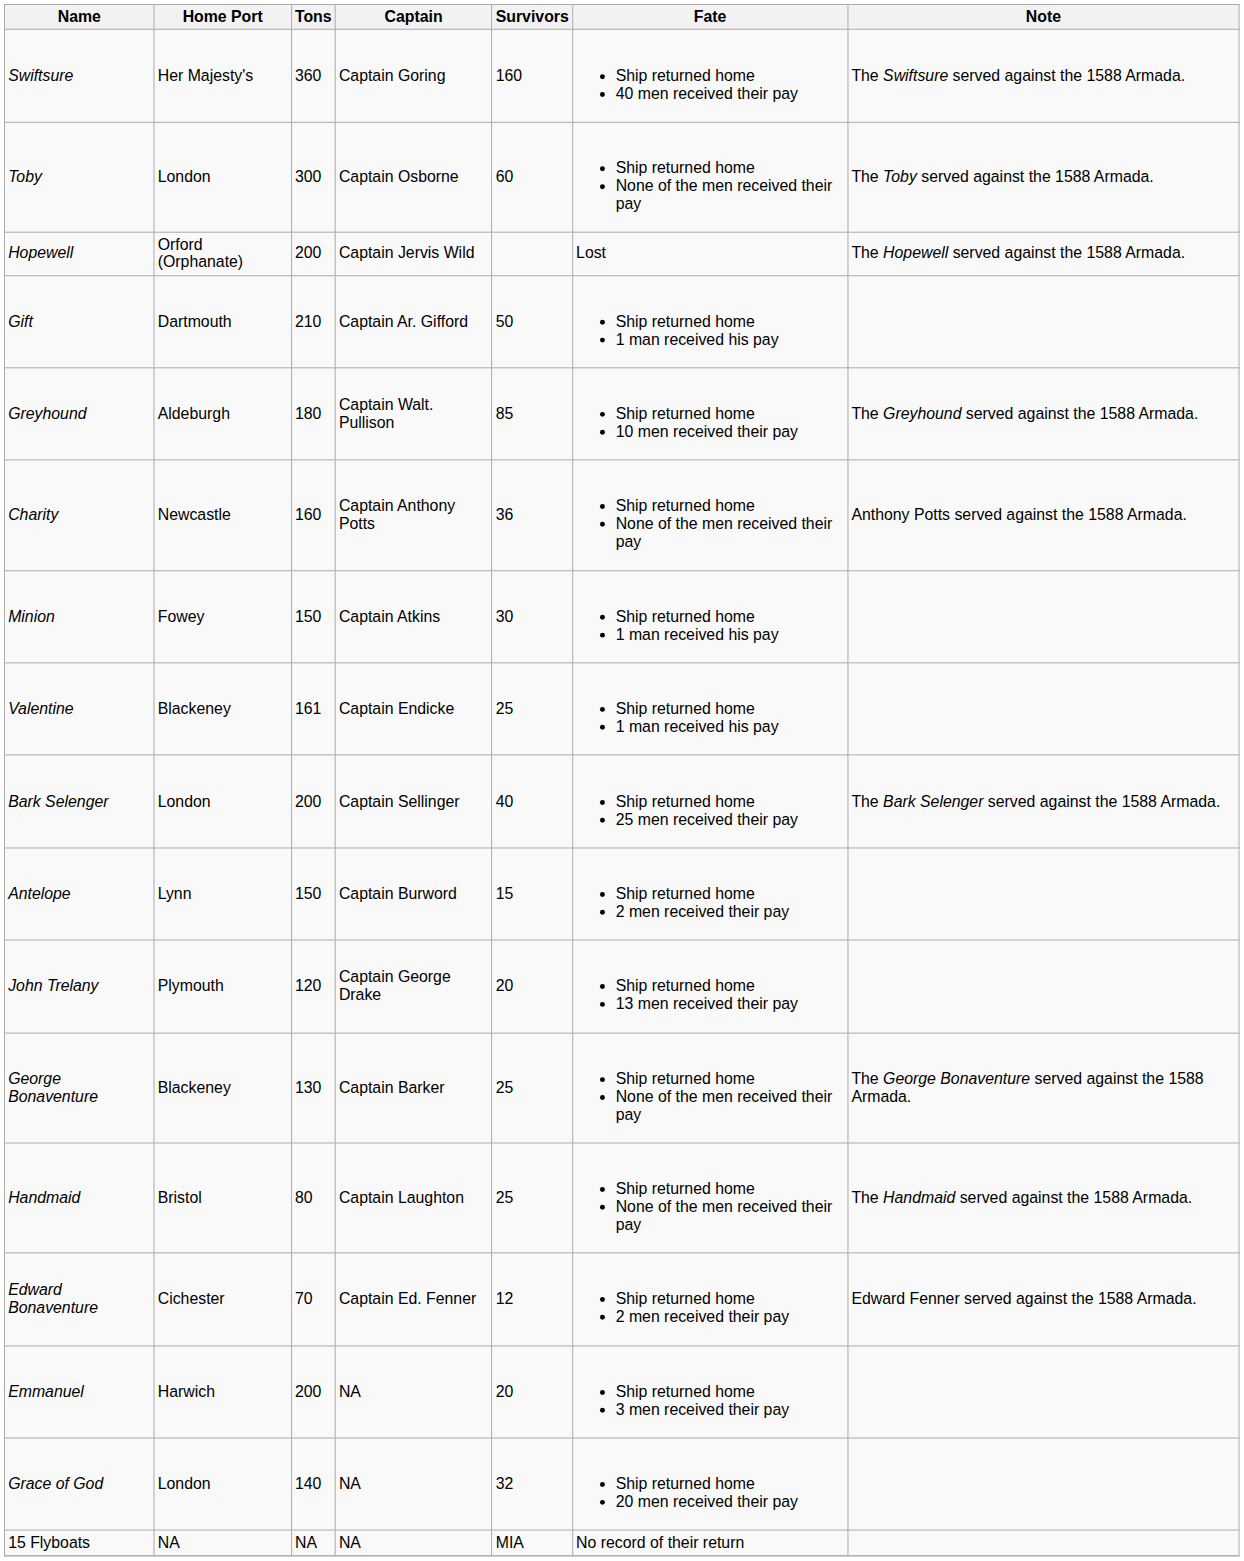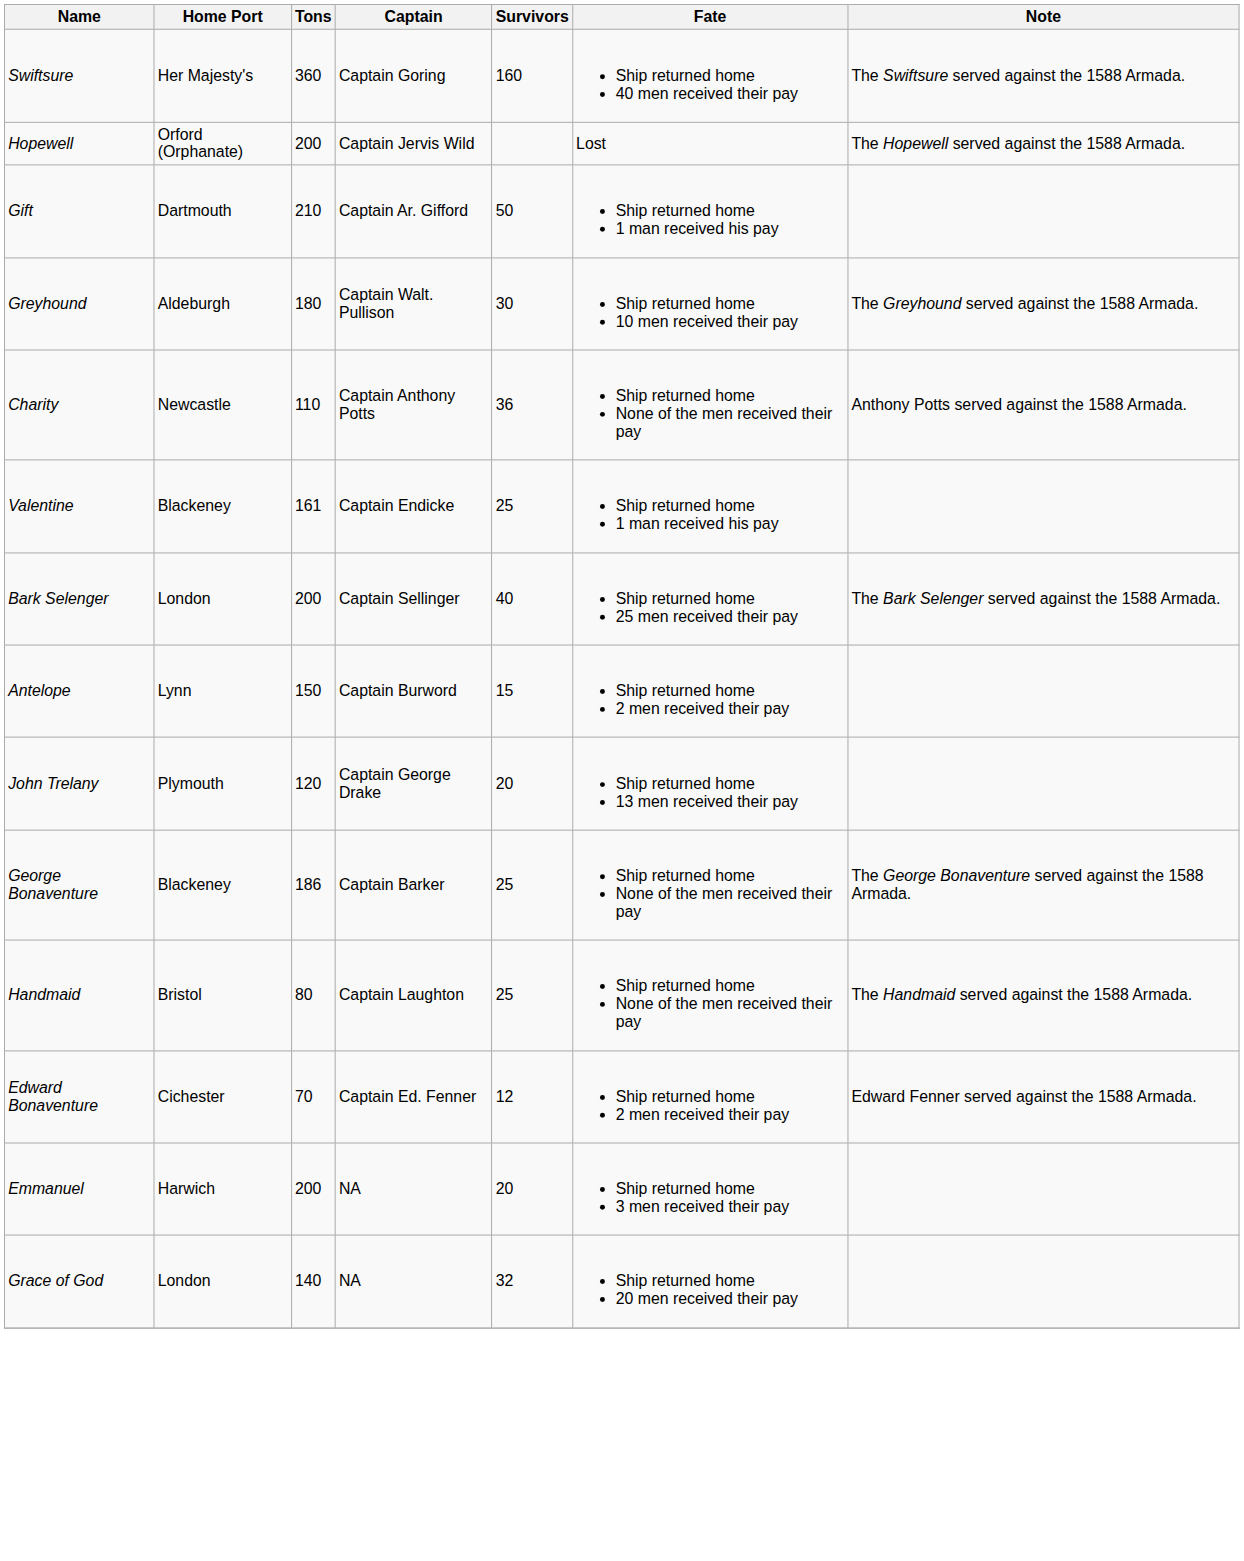- row: (25, 177)
(505, 413) 85 -> (505, 303) 30
(308, 515) 160 -> (308, 405) 110
- row: (31, 616)
(308, 1087) 130 -> (308, 885) 186
- row: (49, 1543)
